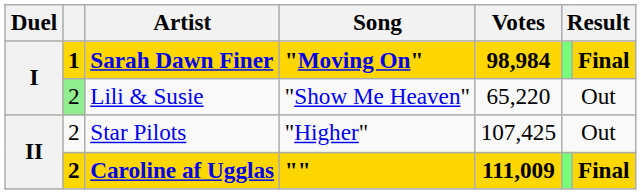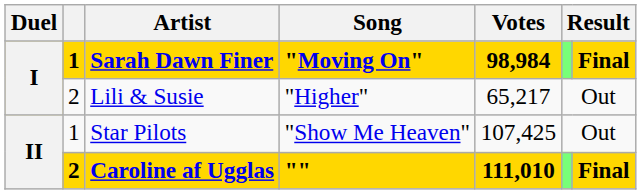(74, 96) lightgreen background -> (74, 96) no background
(377, 96) "Show Me Heaven" -> (326, 96) "Higher"
(518, 96) 65,220 -> (518, 96) 65,217
(74, 133) 2 -> (74, 133) 1
(326, 133) "Higher" -> (377, 133) "Show Me Heaven"
(518, 170) 111,009 -> (518, 170) 111,010
